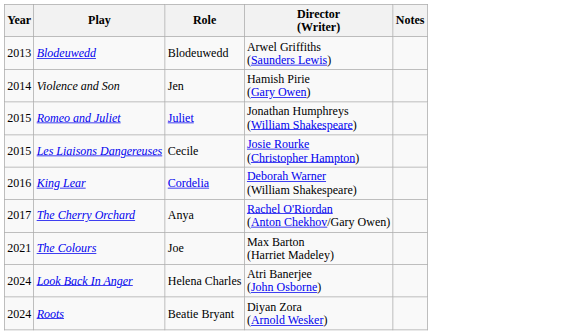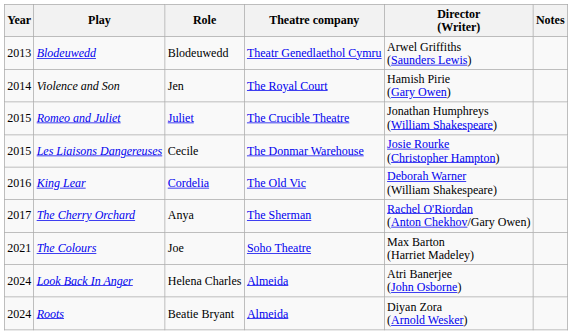+ column: (314, 20)
